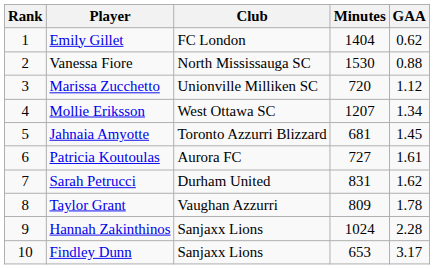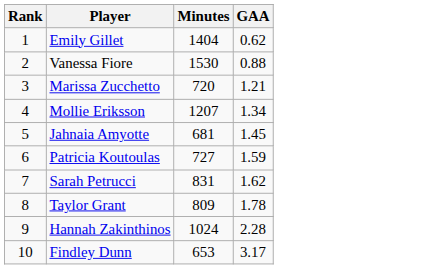- column: (252, 16)
(409, 87) 1.12 -> (253, 87) 1.21
(409, 157) 1.61 -> (253, 157) 1.59
